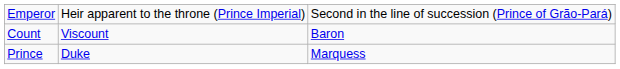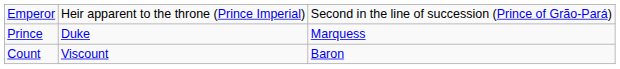rows swapped: (25, 53) <-> (24, 34)
